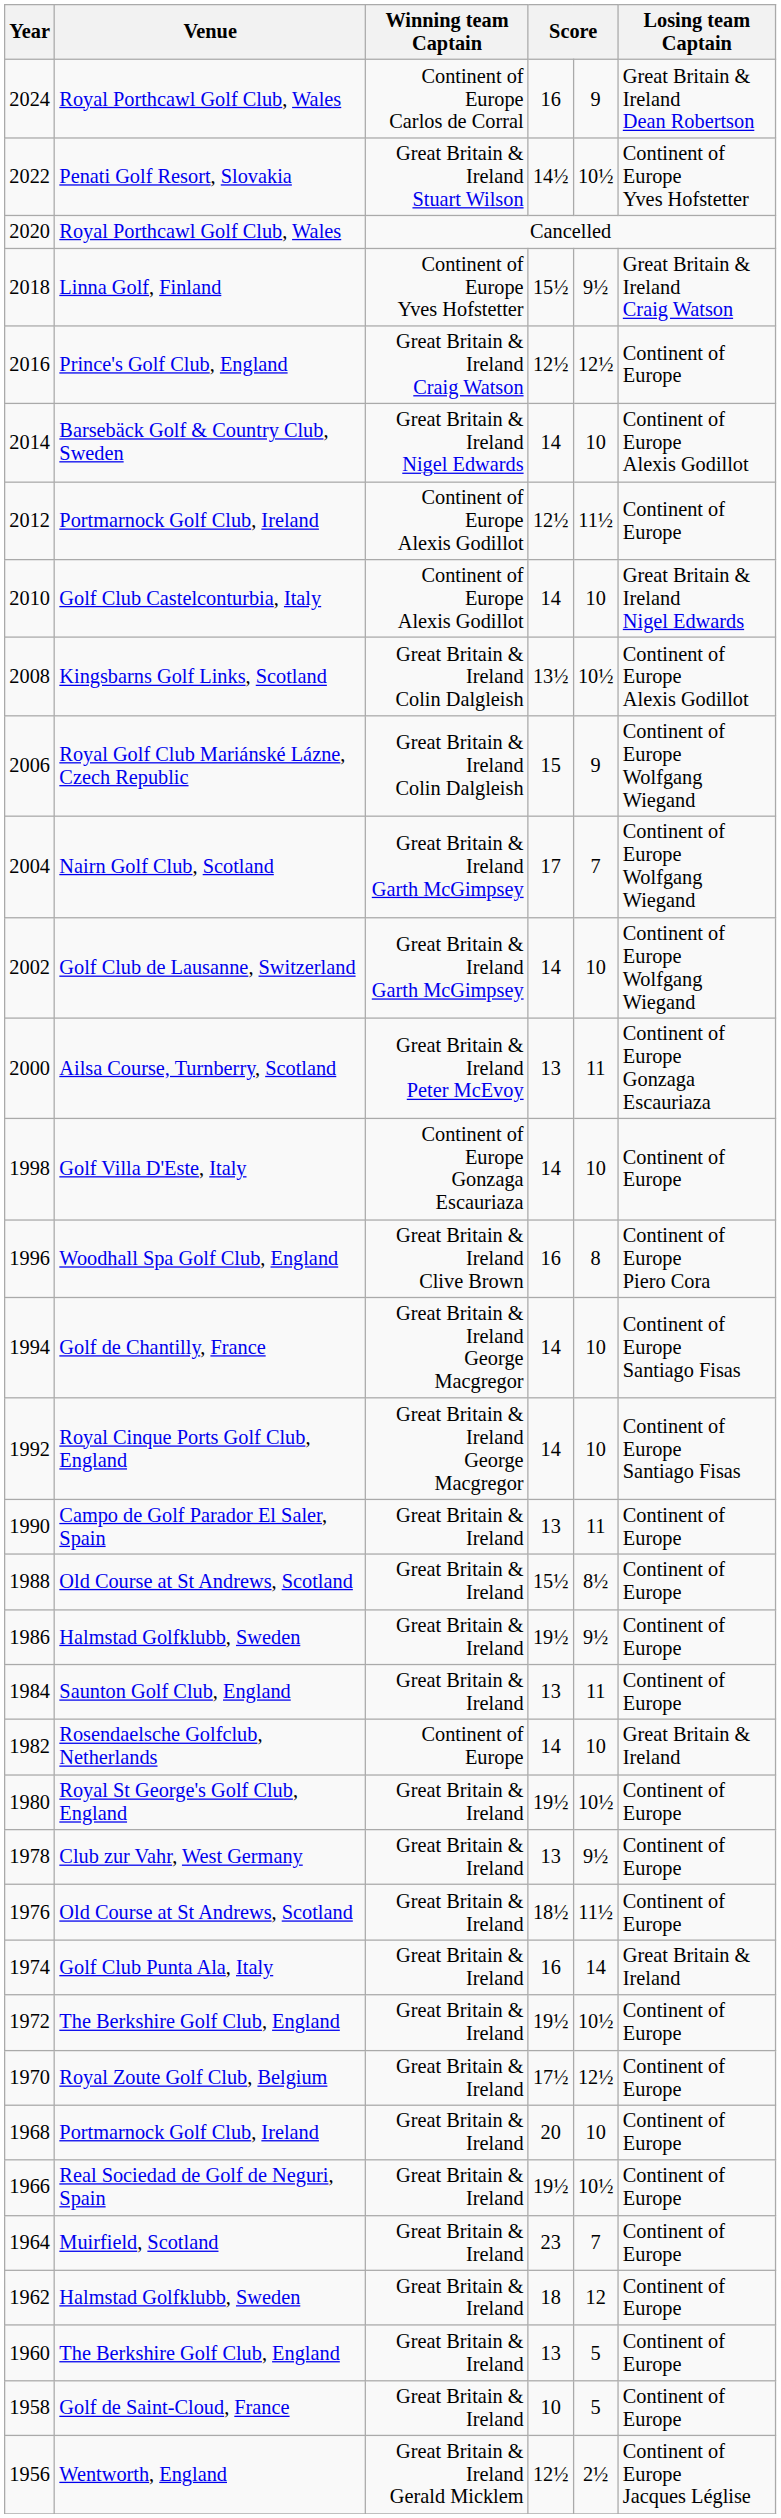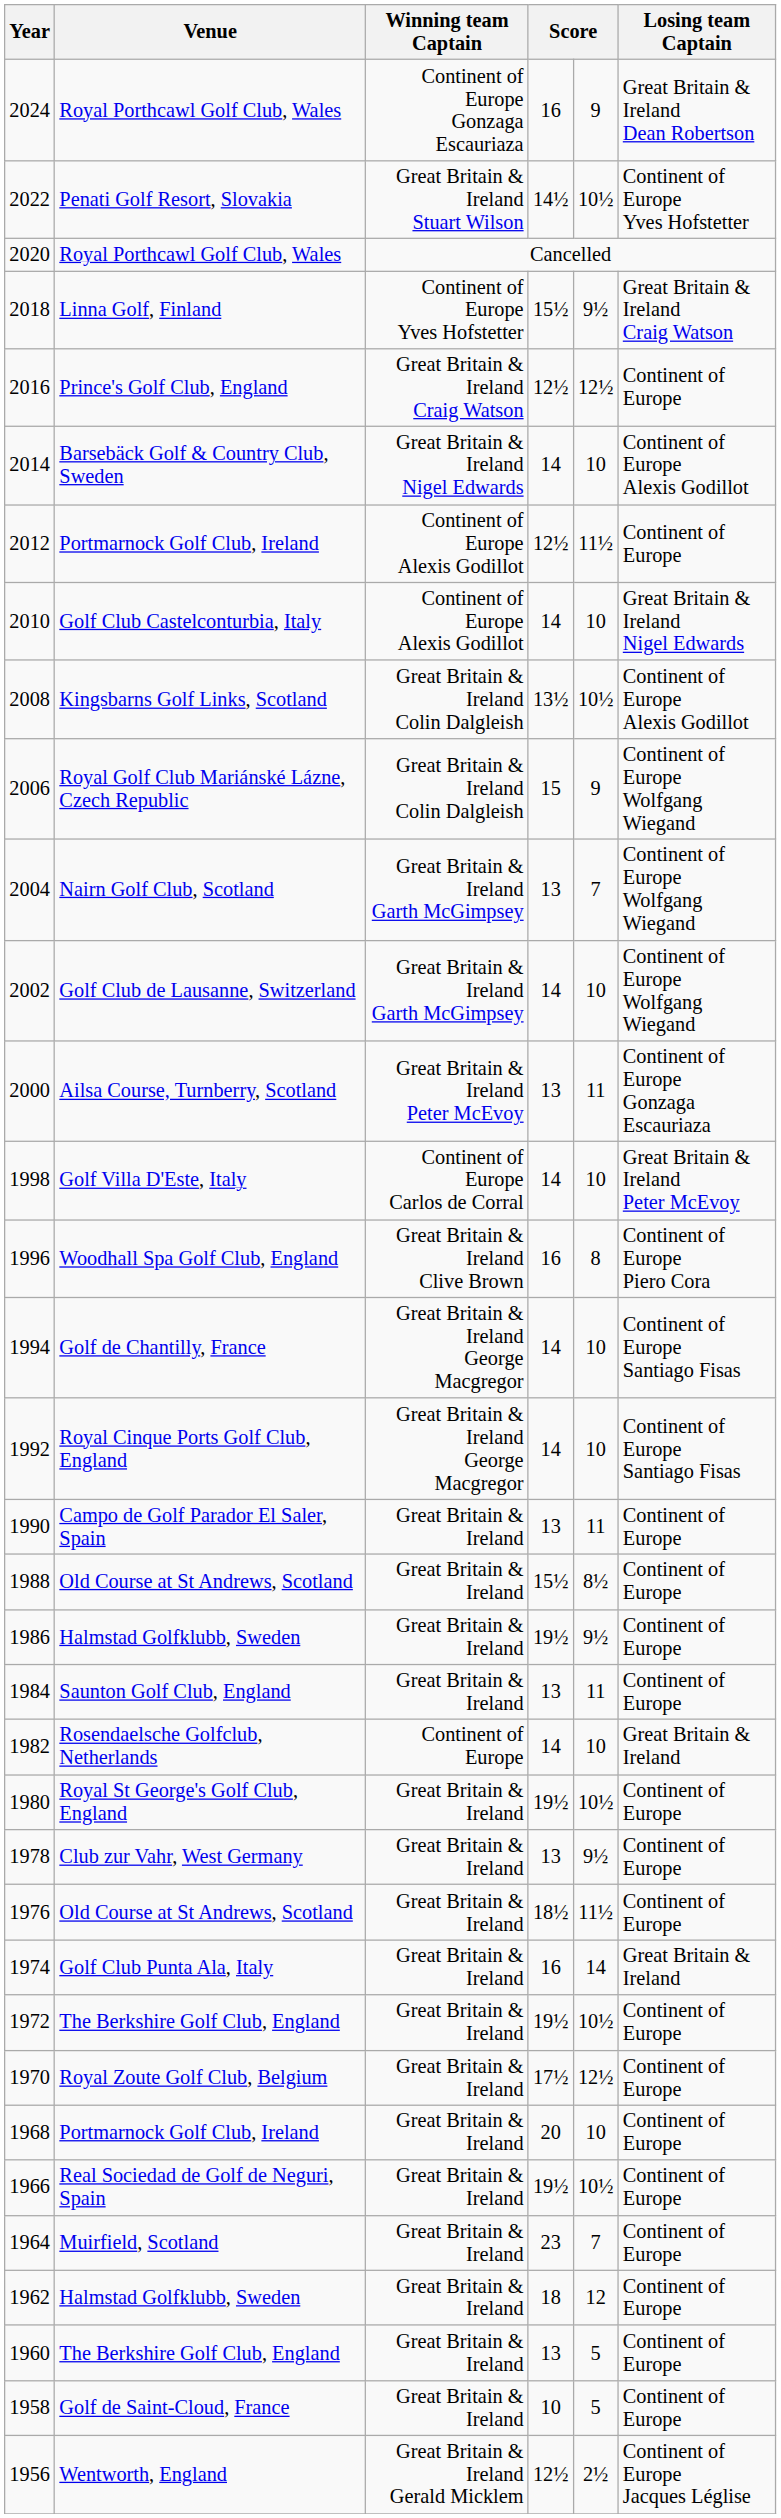(456, 98) Continent of Europe Carlos de Corral -> (473, 109) Continent of Europe Gonzaga Escauriaza
(551, 866) 17 -> (551, 889) 13
(473, 1169) Continent of Europe Gonzaga Escauriaza -> (456, 1180) Continent of Europe Carlos de Corral
(674, 1169) Continent of Europe -> (687, 1180) Great Britain & Ireland Peter McEvoy
